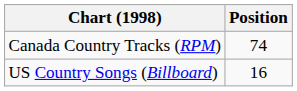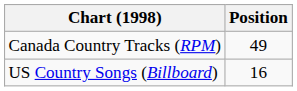(258, 45) 74 -> (258, 45) 49
